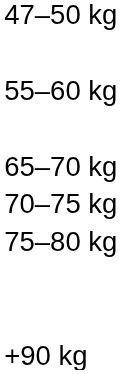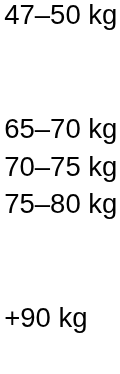- row: (61, 90)
